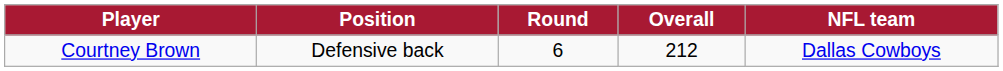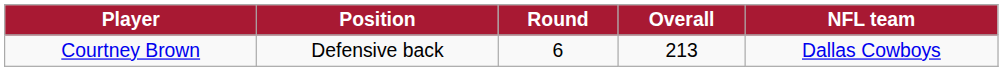(682, 50) 212 -> (682, 50) 213
